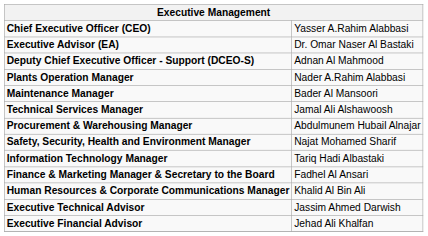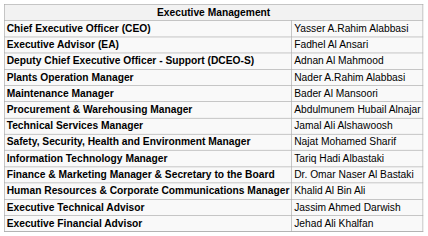(354, 45) Dr. Omar Naser Al Bastaki -> (331, 45) Fadhel Al Ansari
rows swapped: (75, 110) <-> (100, 126)
(331, 175) Fadhel Al Ansari -> (354, 175) Dr. Omar Naser Al Bastaki
